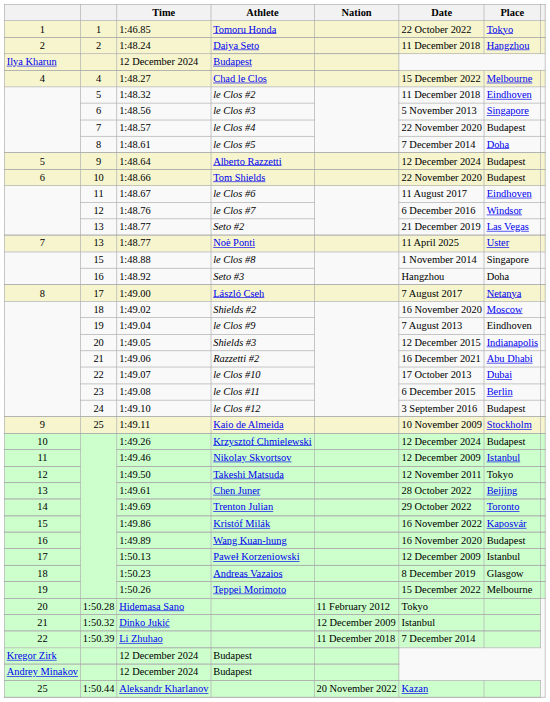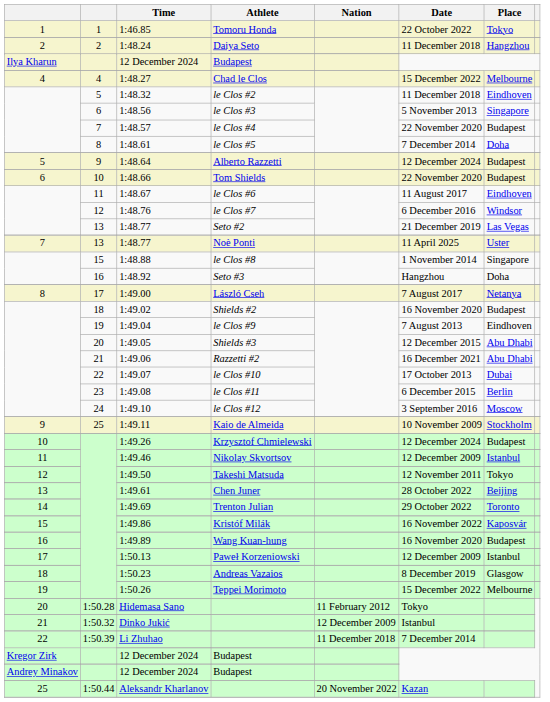(505, 309) Moscow -> (506, 309) Budapest
(512, 342) Indianapolis -> (510, 342) Abu Dhabi
(506, 408) Budapest -> (505, 408) Moscow
